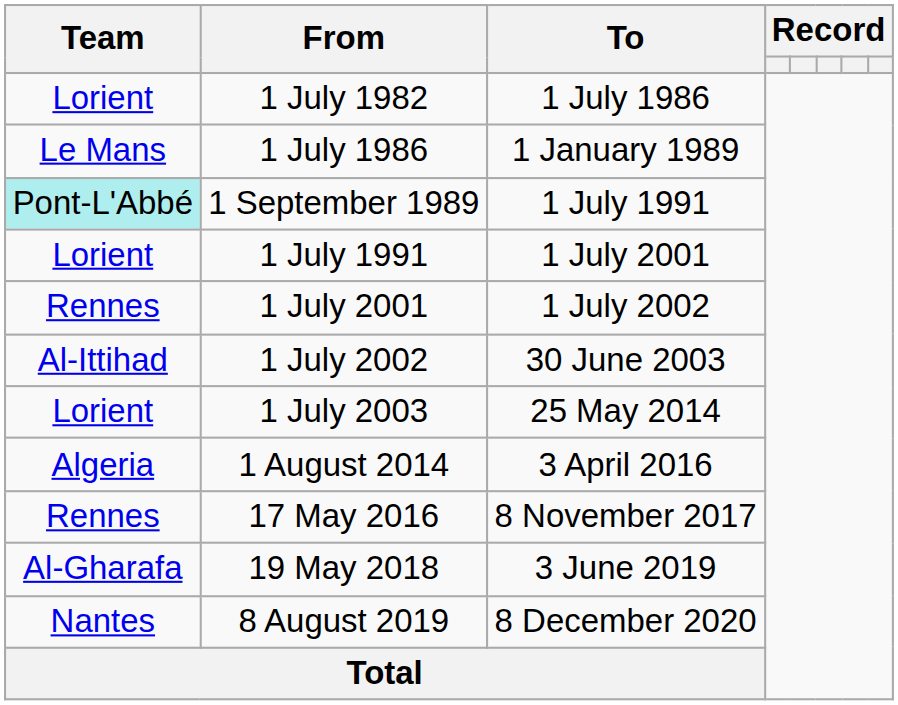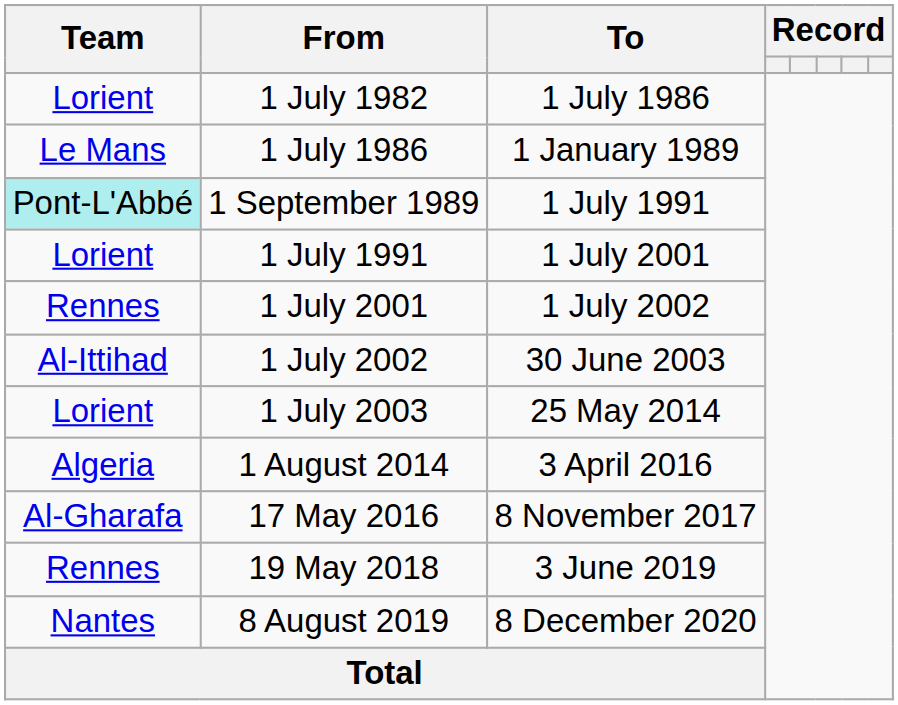(103, 516) Rennes -> (103, 516) Al-Gharafa
(103, 568) Al-Gharafa -> (103, 568) Rennes
